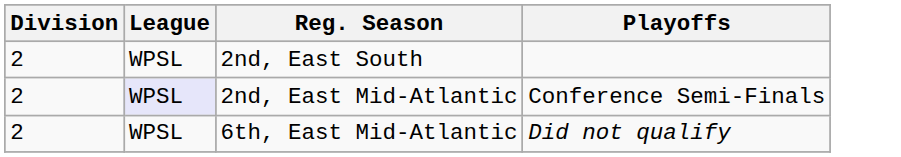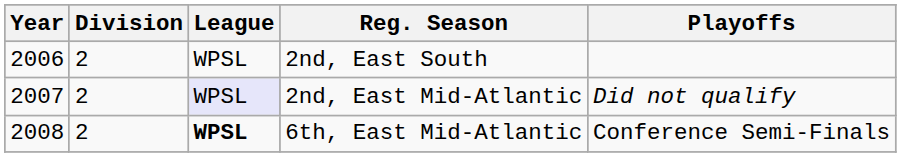+ column: (37, 23)
(677, 97) Conference Semi-Finals -> (694, 97) Did not qualify
(156, 133) normal -> (221, 133) bold
(629, 133) Did not qualify -> (741, 133) Conference Semi-Finals
